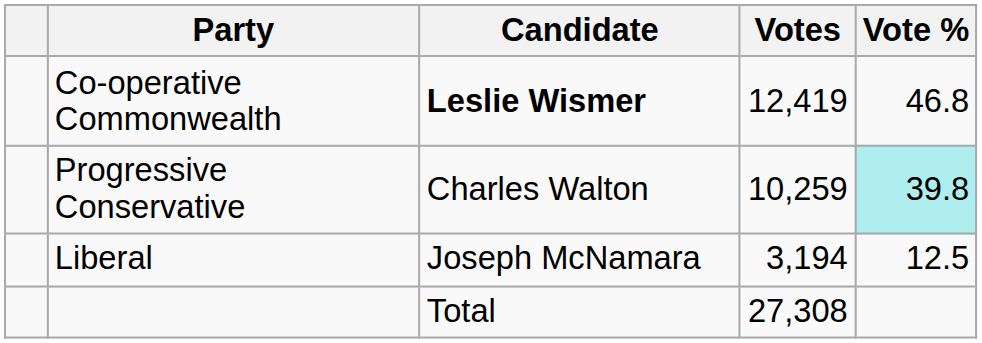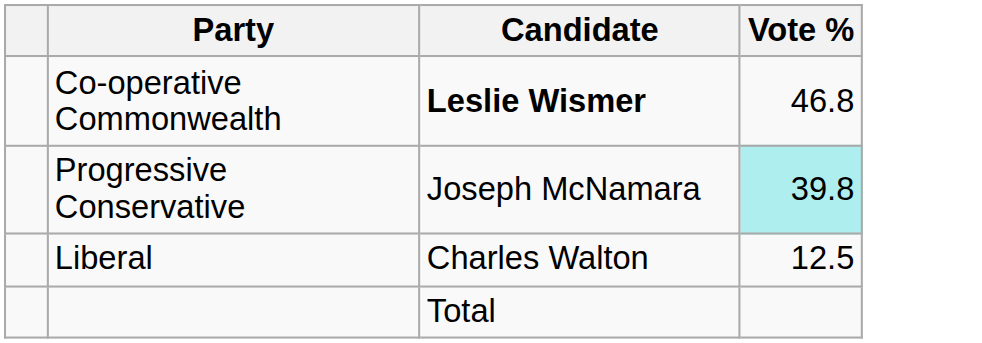- column: (798, 30)
(538, 188) Charles Walton -> (564, 188) Joseph McNamara
(564, 259) Joseph McNamara -> (538, 259) Charles Walton
